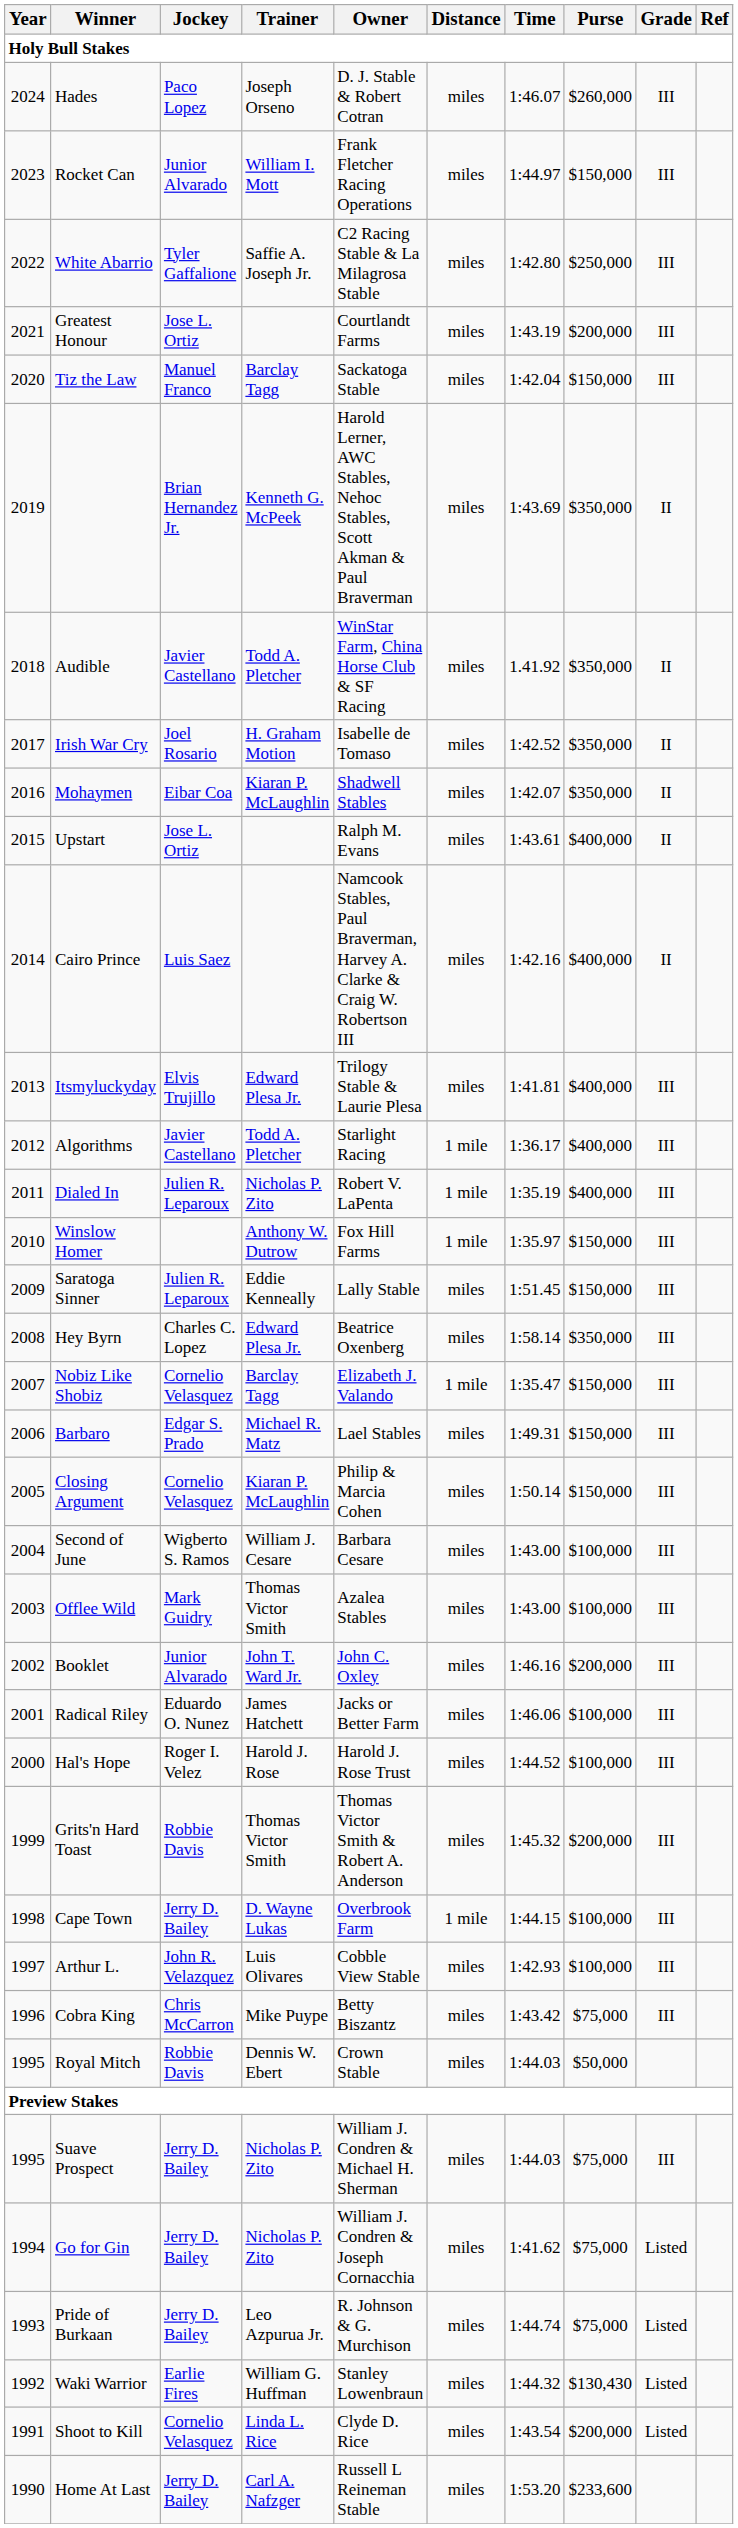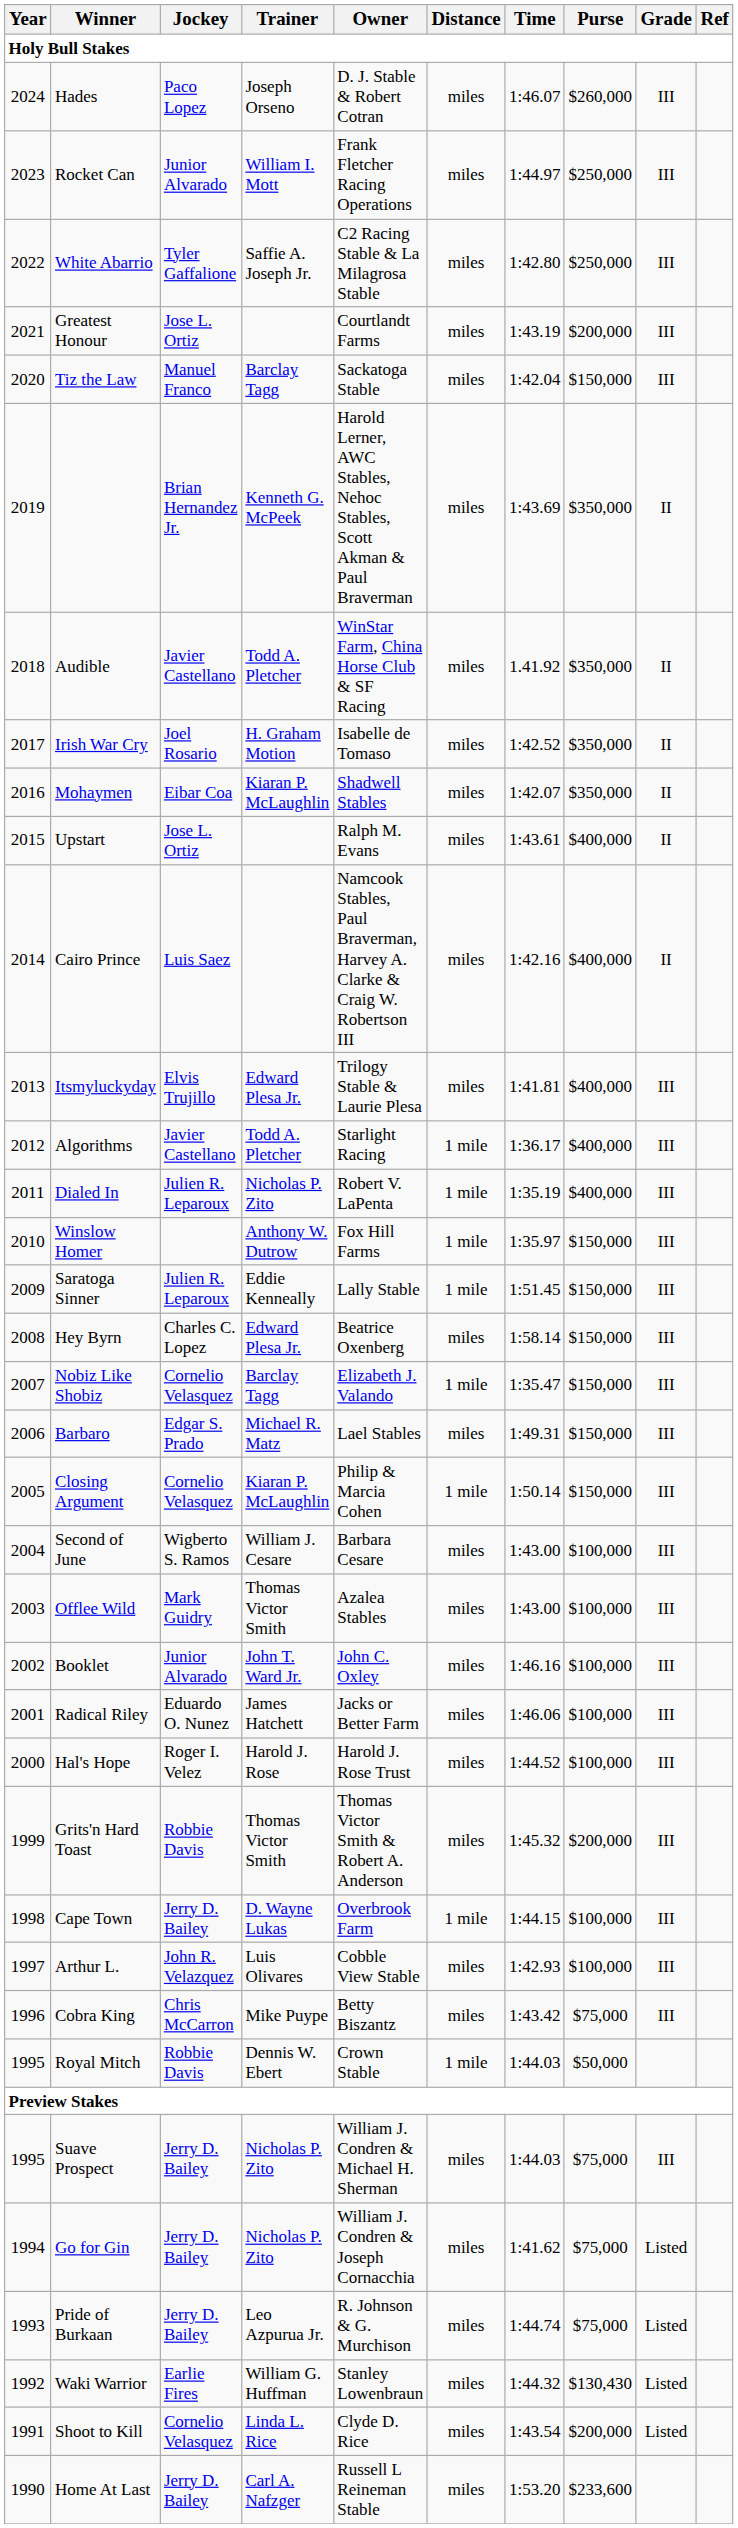(600, 174) $150,000 -> (600, 174) $250,000
(466, 1289) miles -> (466, 1289) 1 mile
(600, 1337) $350,000 -> (600, 1337) $150,000
(466, 1491) miles -> (466, 1491) 1 mile
(600, 1665) $200,000 -> (600, 1665) $100,000
(466, 2062) miles -> (466, 2062) 1 mile
